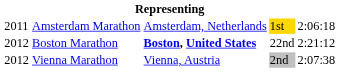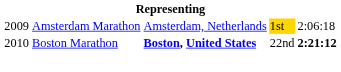(16, 26) 2011 -> (17, 26) 2009
(17, 43) 2012 -> (17, 43) 2010
(316, 43) normal -> (317, 43) bold
- row: (75, 60)
